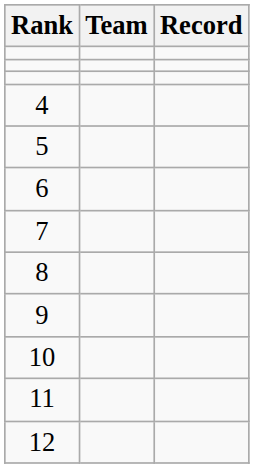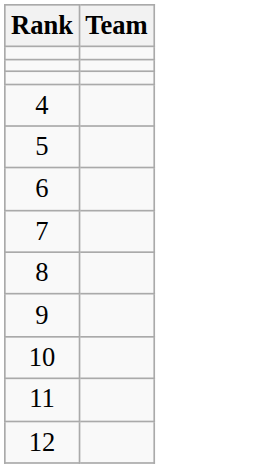- column: (201, 25)
